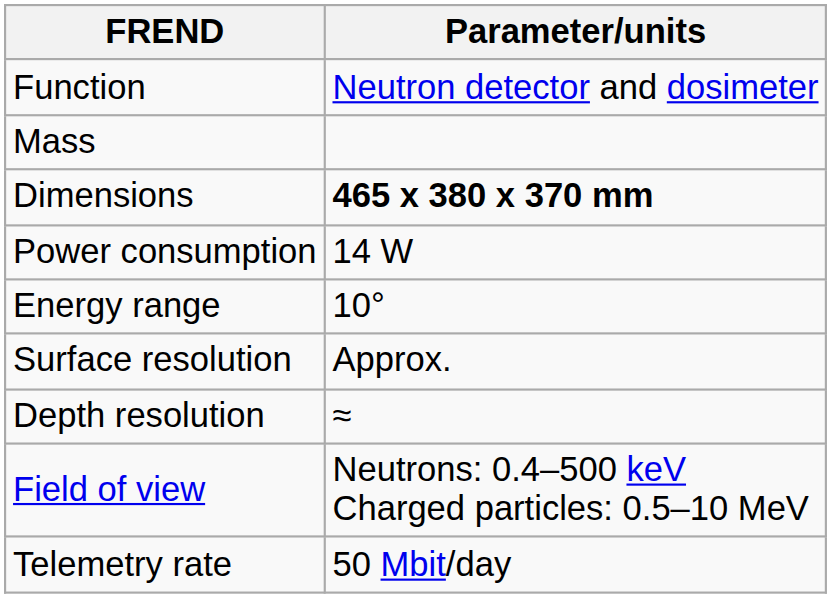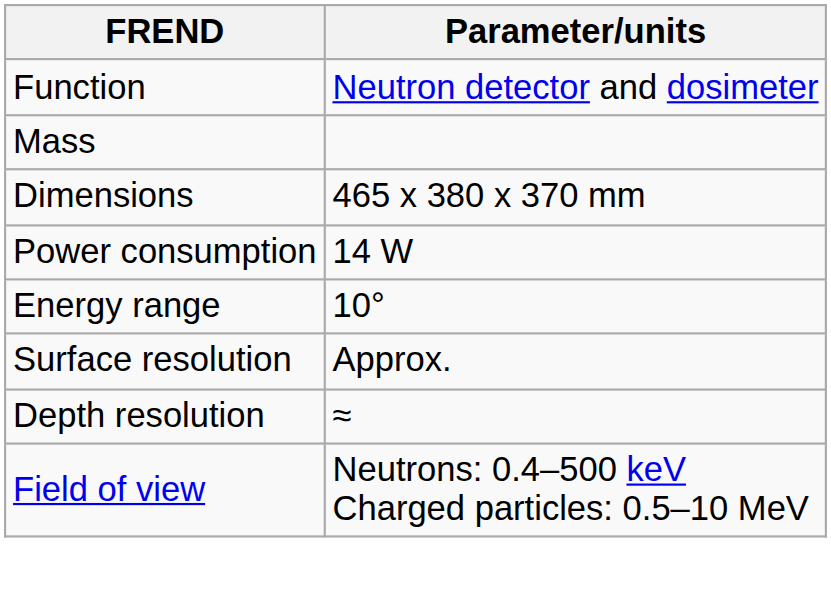(493, 196) bold -> (489, 196) normal
- row: (123, 564)
